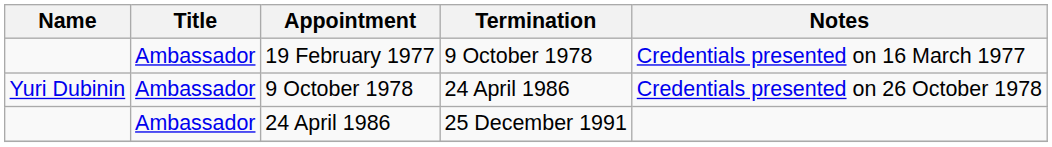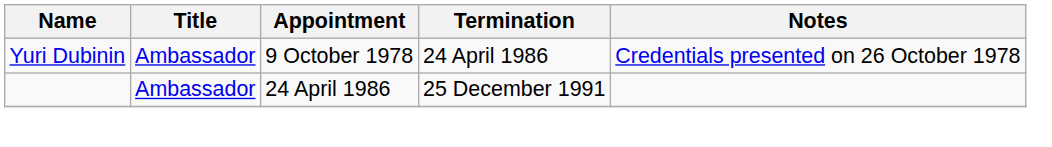- row: (350, 55)
